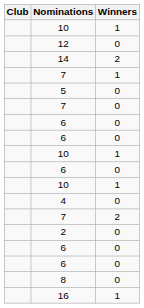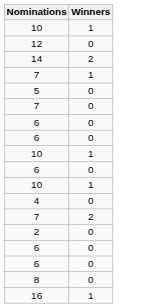- column: (18, 12)
